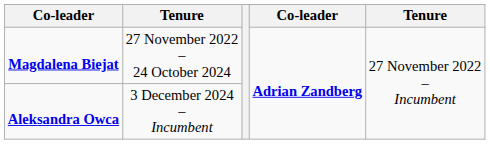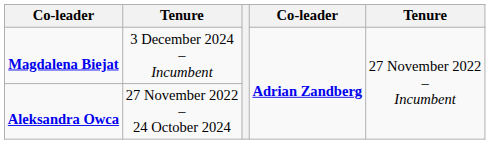(182, 55) 27 November 2022 – 24 October 2024 -> (182, 55) 3 December 2024 – Incumbent
(182, 111) 3 December 2024 – Incumbent -> (182, 111) 27 November 2022 – 24 October 2024
